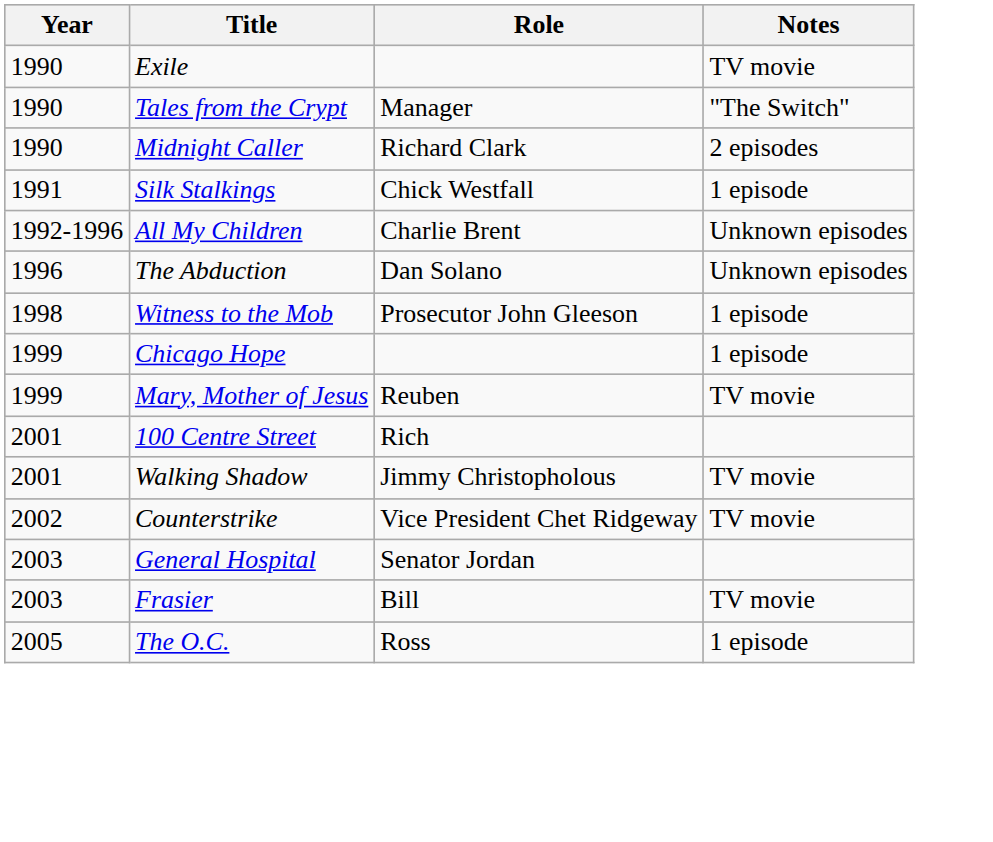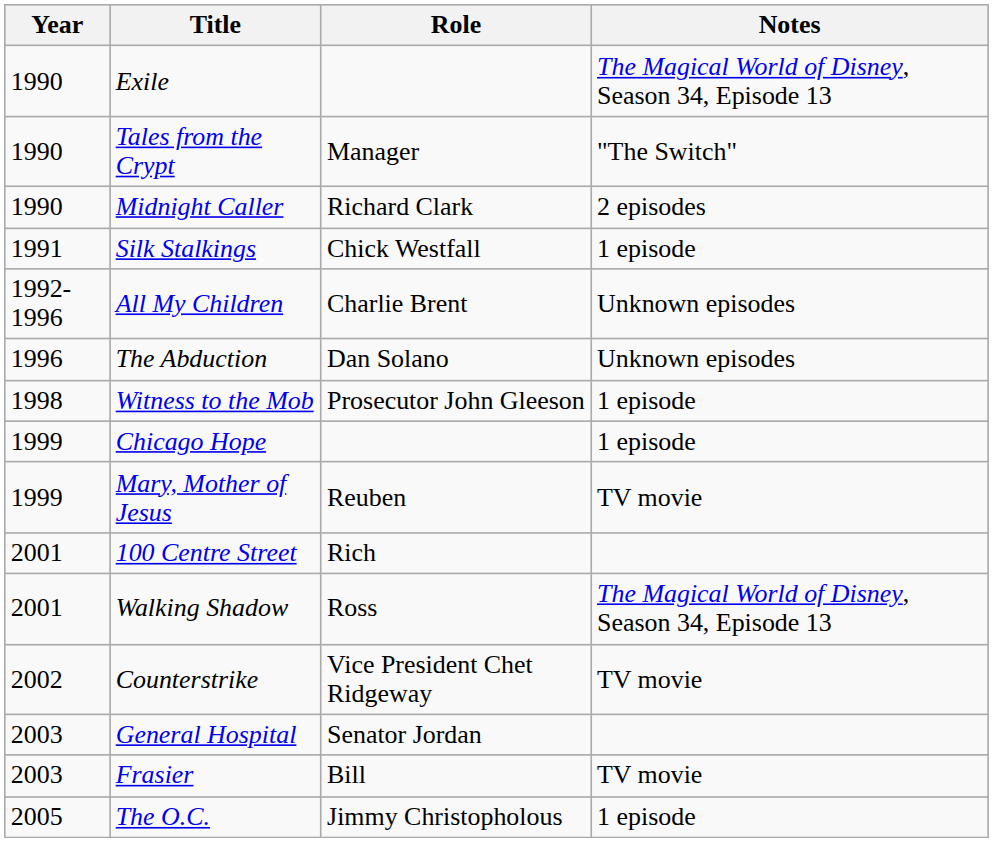(762, 66) TV movie -> (753, 80) The Magical World of Disney, Season 34, Episode 13
(498, 477) Jimmy Christopholous -> (352, 608) Ross
(762, 477) TV movie -> (753, 608) The Magical World of Disney, Season 34, Episode 13
(405, 641) Ross -> (445, 816) Jimmy Christopholous
